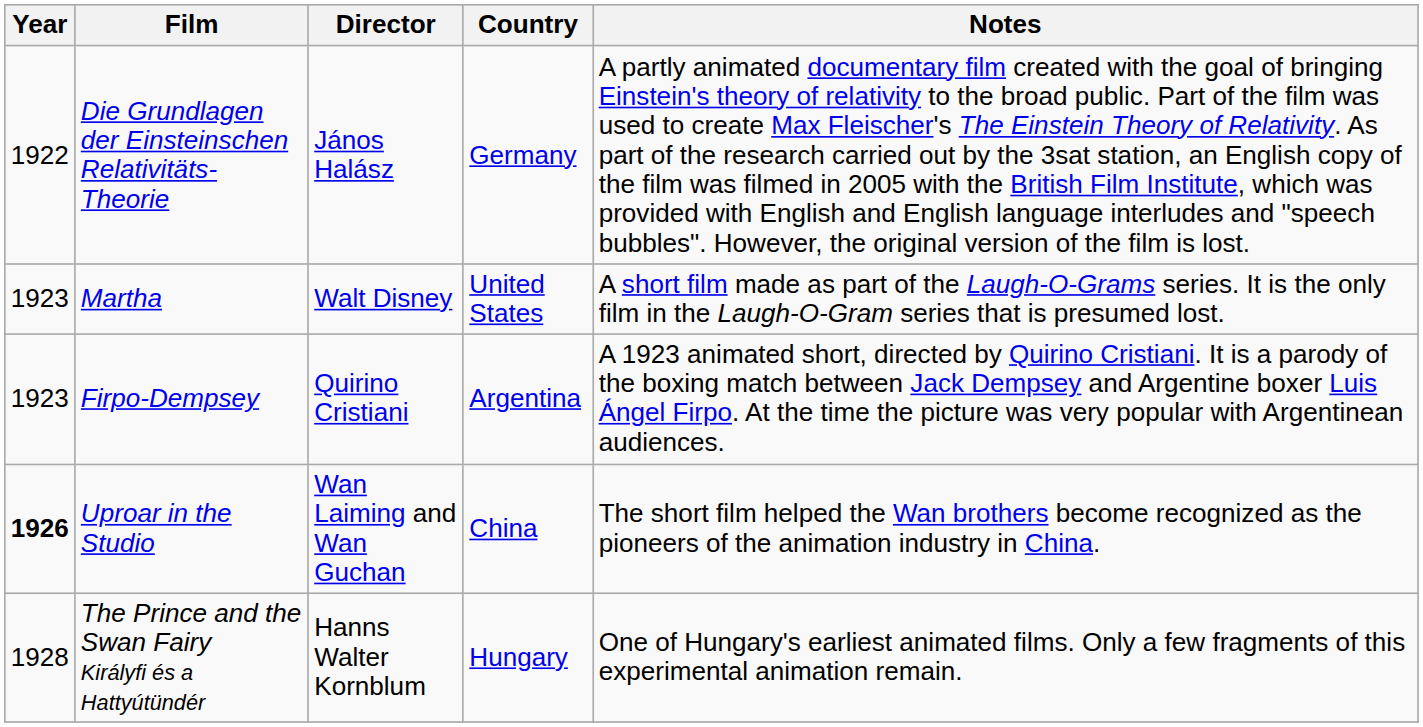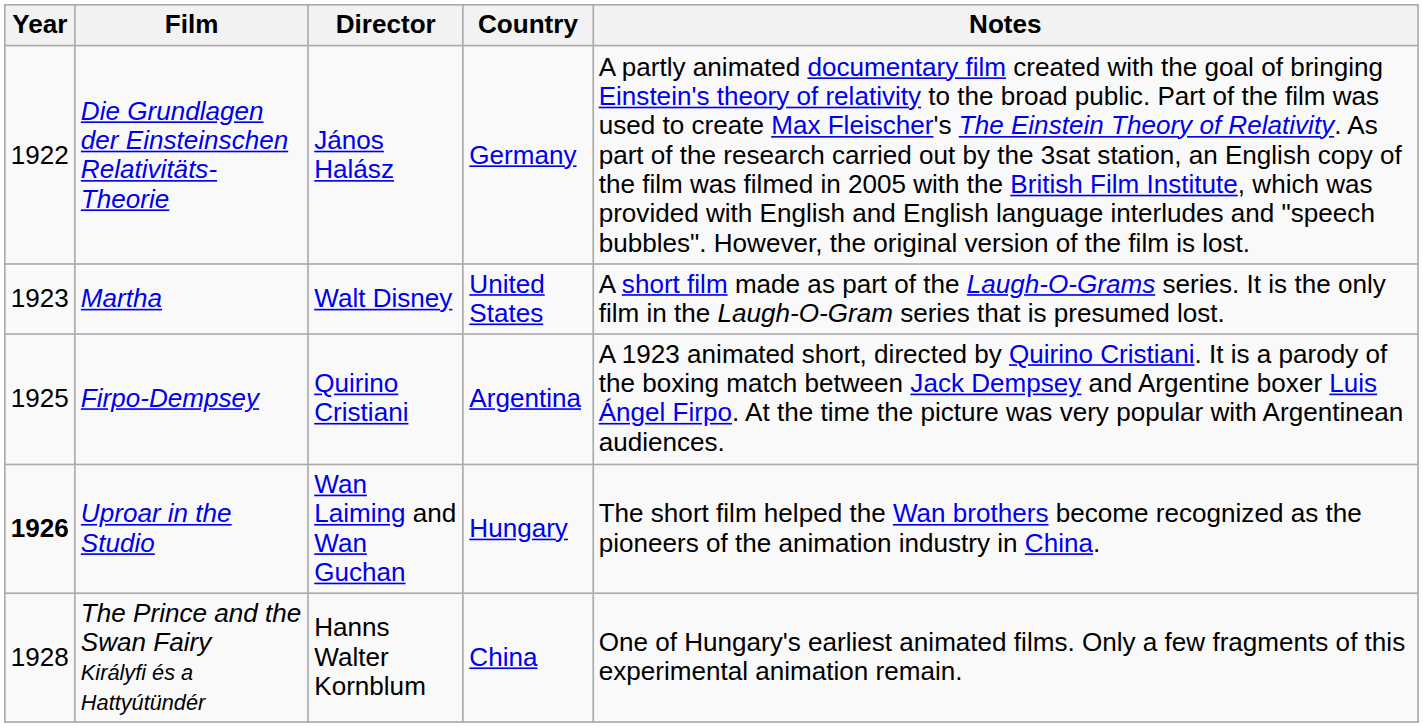(40, 398) 1923 -> (40, 398) 1925
(503, 528) China -> (519, 528) Hungary
(519, 657) Hungary -> (503, 657) China
